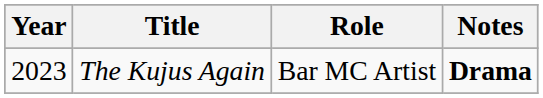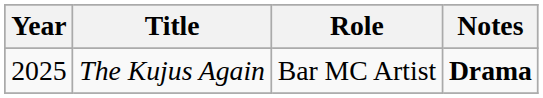(39, 70) 2023 -> (39, 70) 2025
